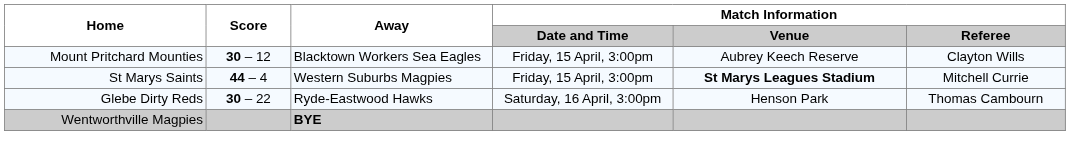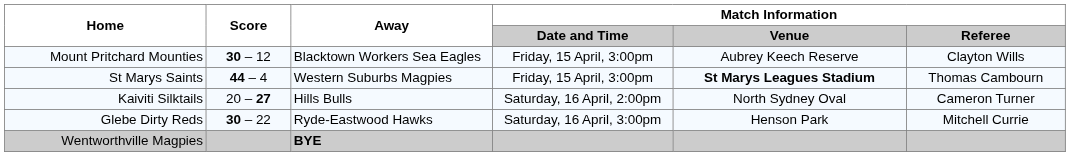(986, 78) Mitchell Currie -> (986, 78) Thomas Cambourn
+ row: (160, 98)
(986, 98) Thomas Cambourn -> (986, 119) Mitchell Currie
